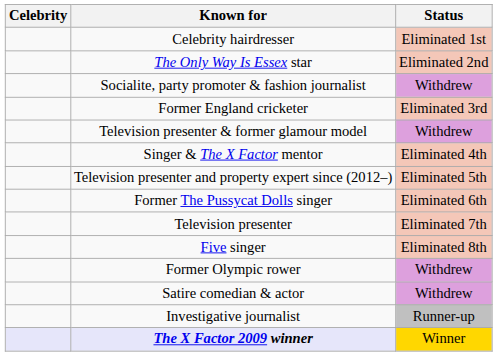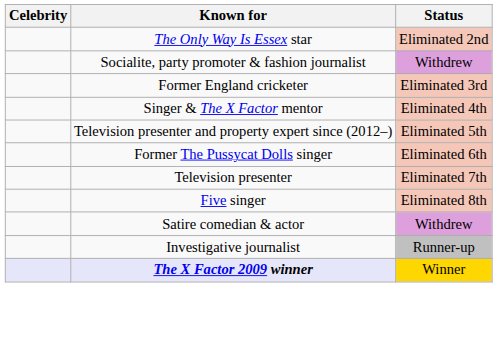- row: (233, 39)
- row: (233, 131)
- row: (233, 270)
